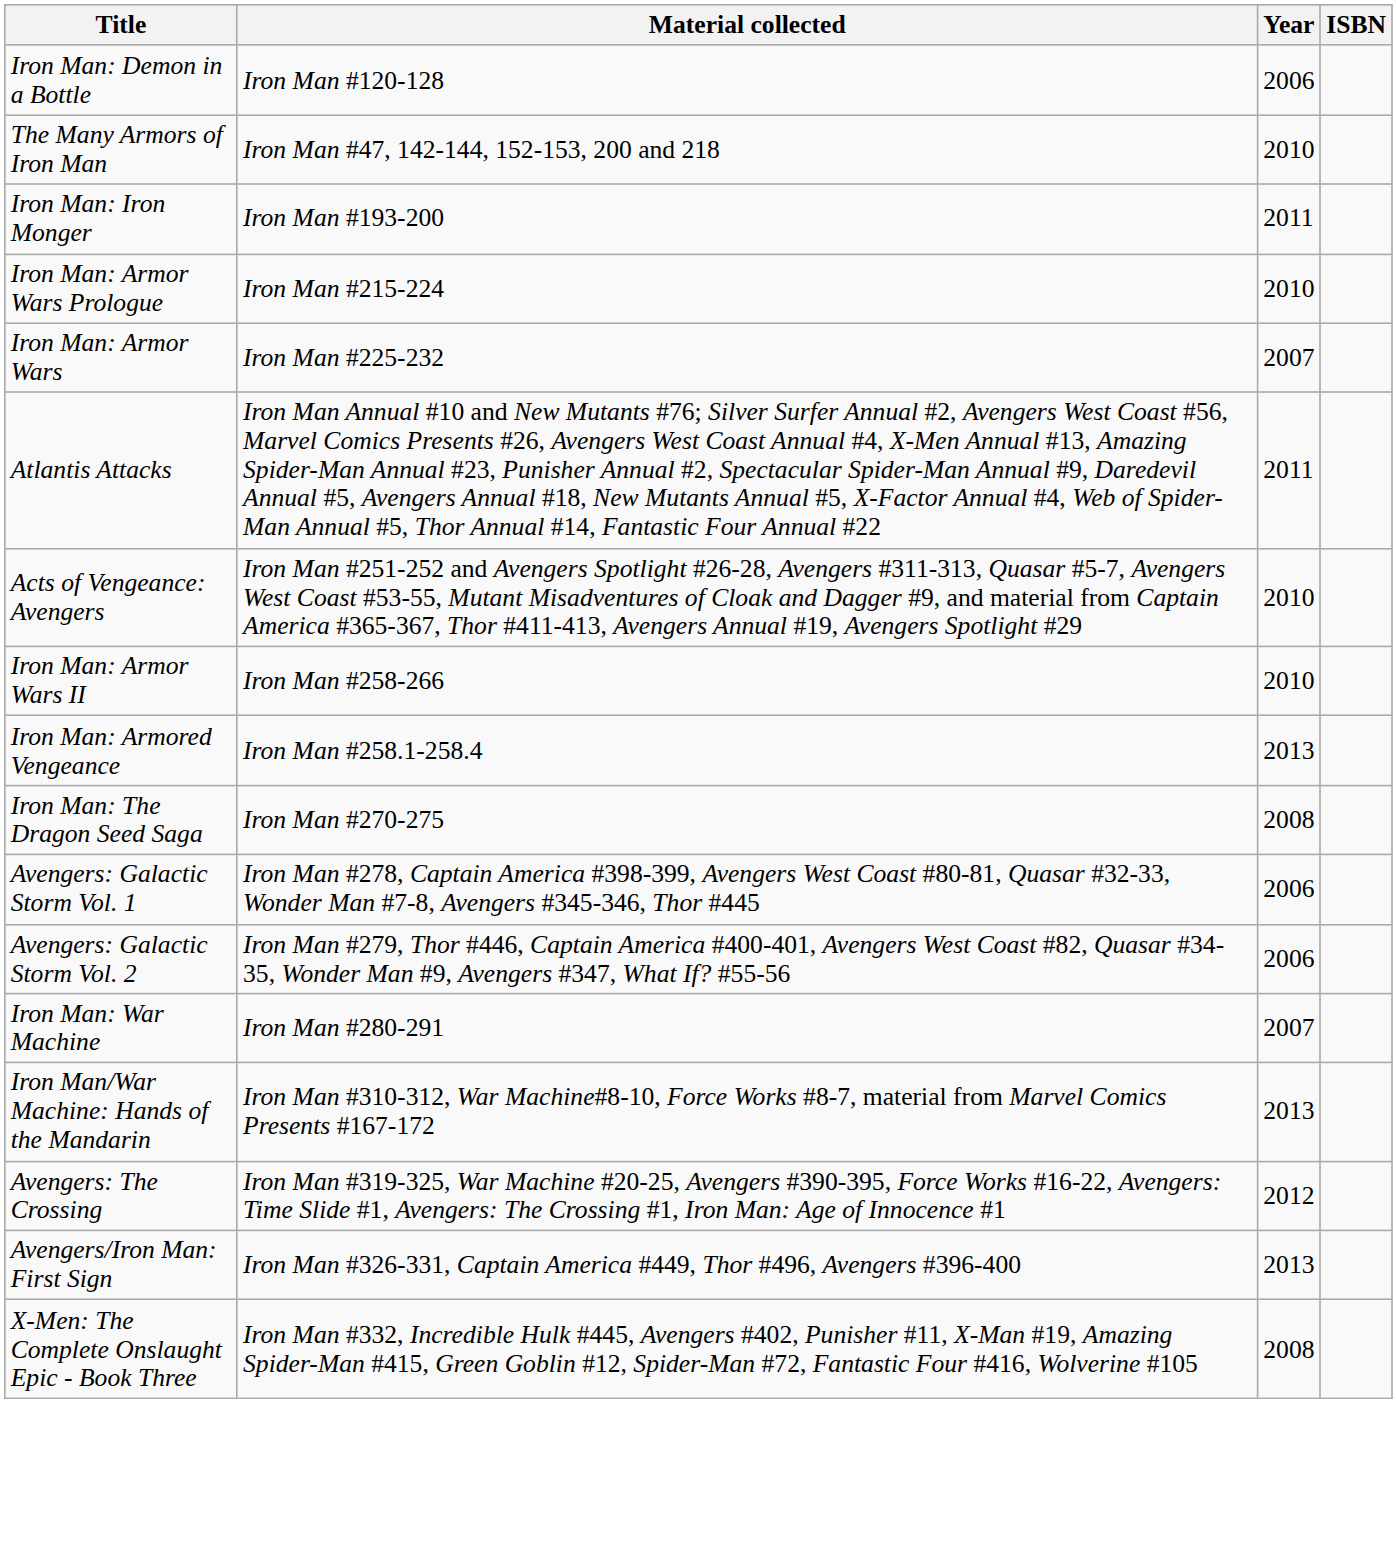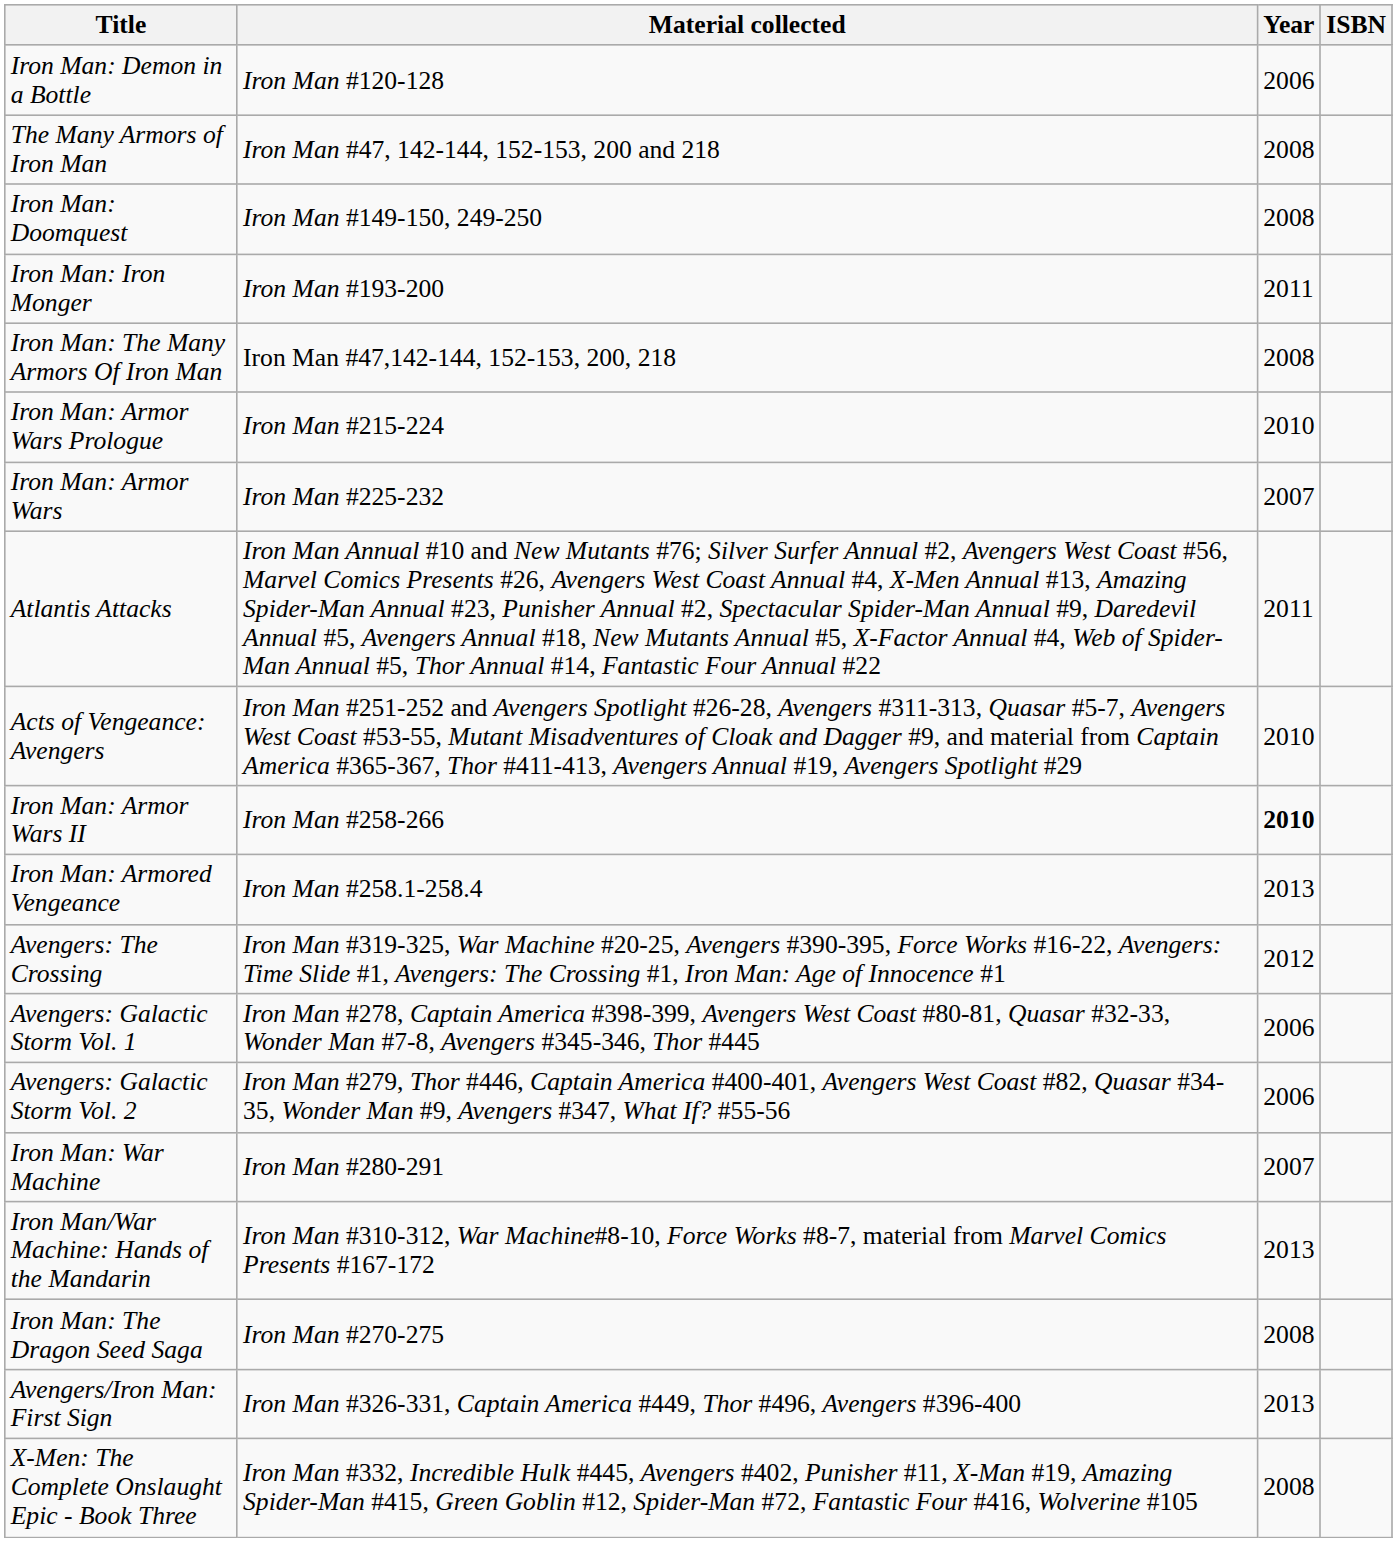(1289, 149) 2010 -> (1289, 149) 2008
+ row: (69, 218)
+ row: (118, 357)
(1289, 680) normal -> (1289, 819) bold
rows swapped: (107, 819) <-> (84, 1195)
